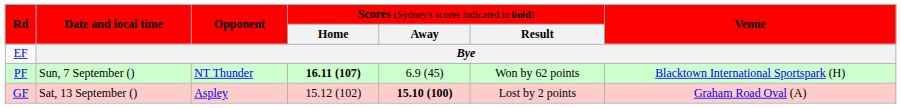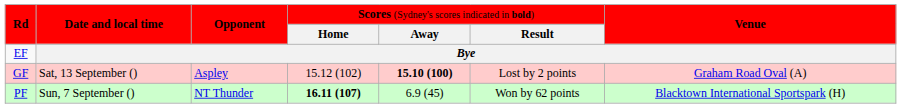rows swapped: (21, 73) <-> (21, 93)
